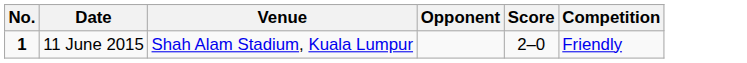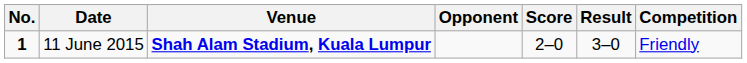+ column: (606, 17)
(282, 44) normal -> (291, 44) bold
